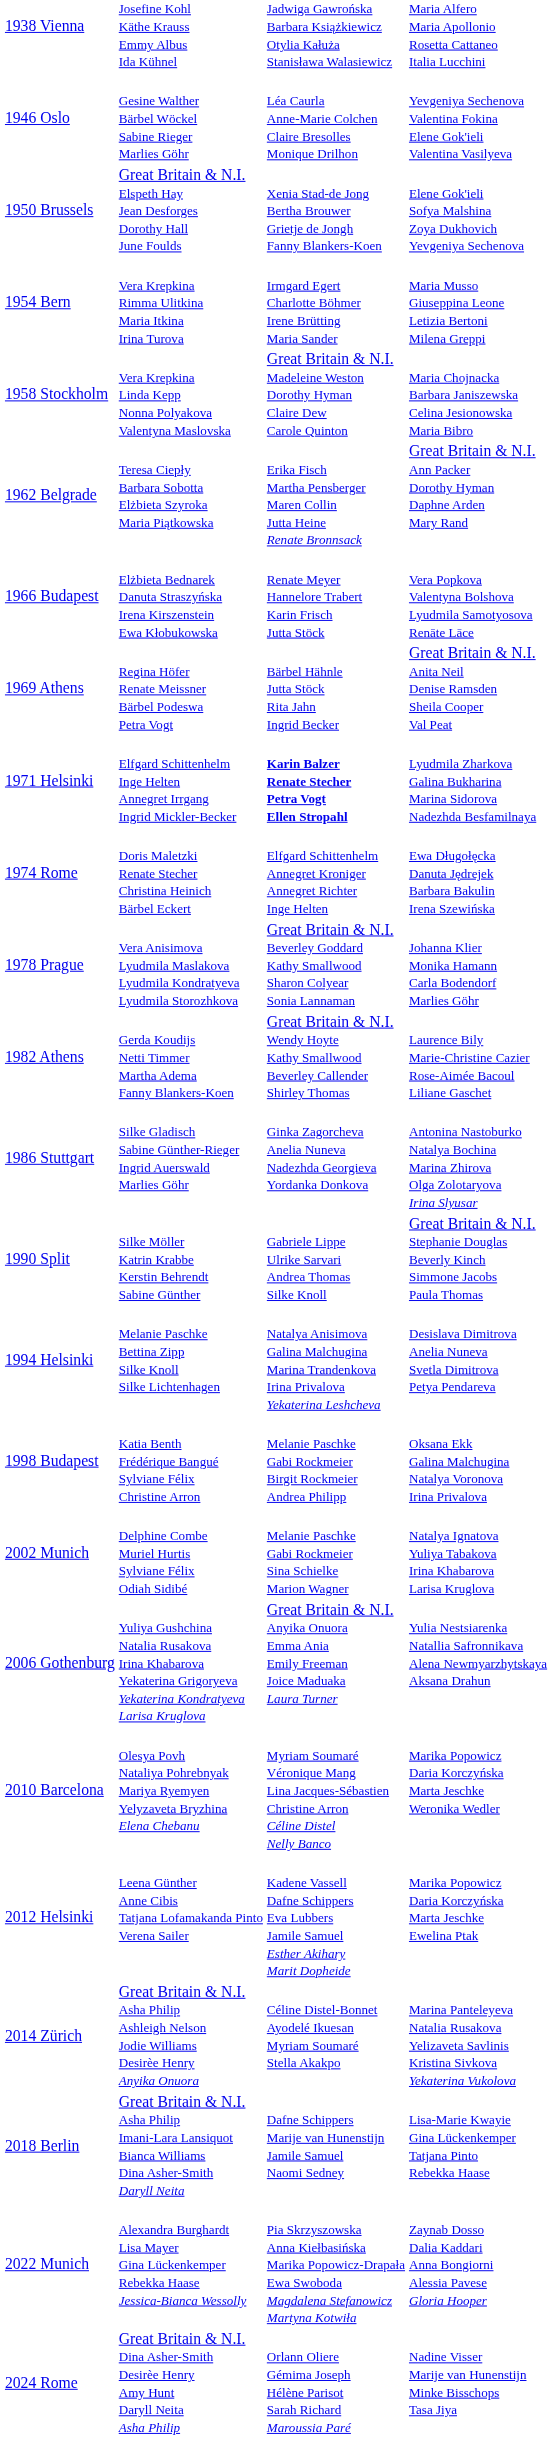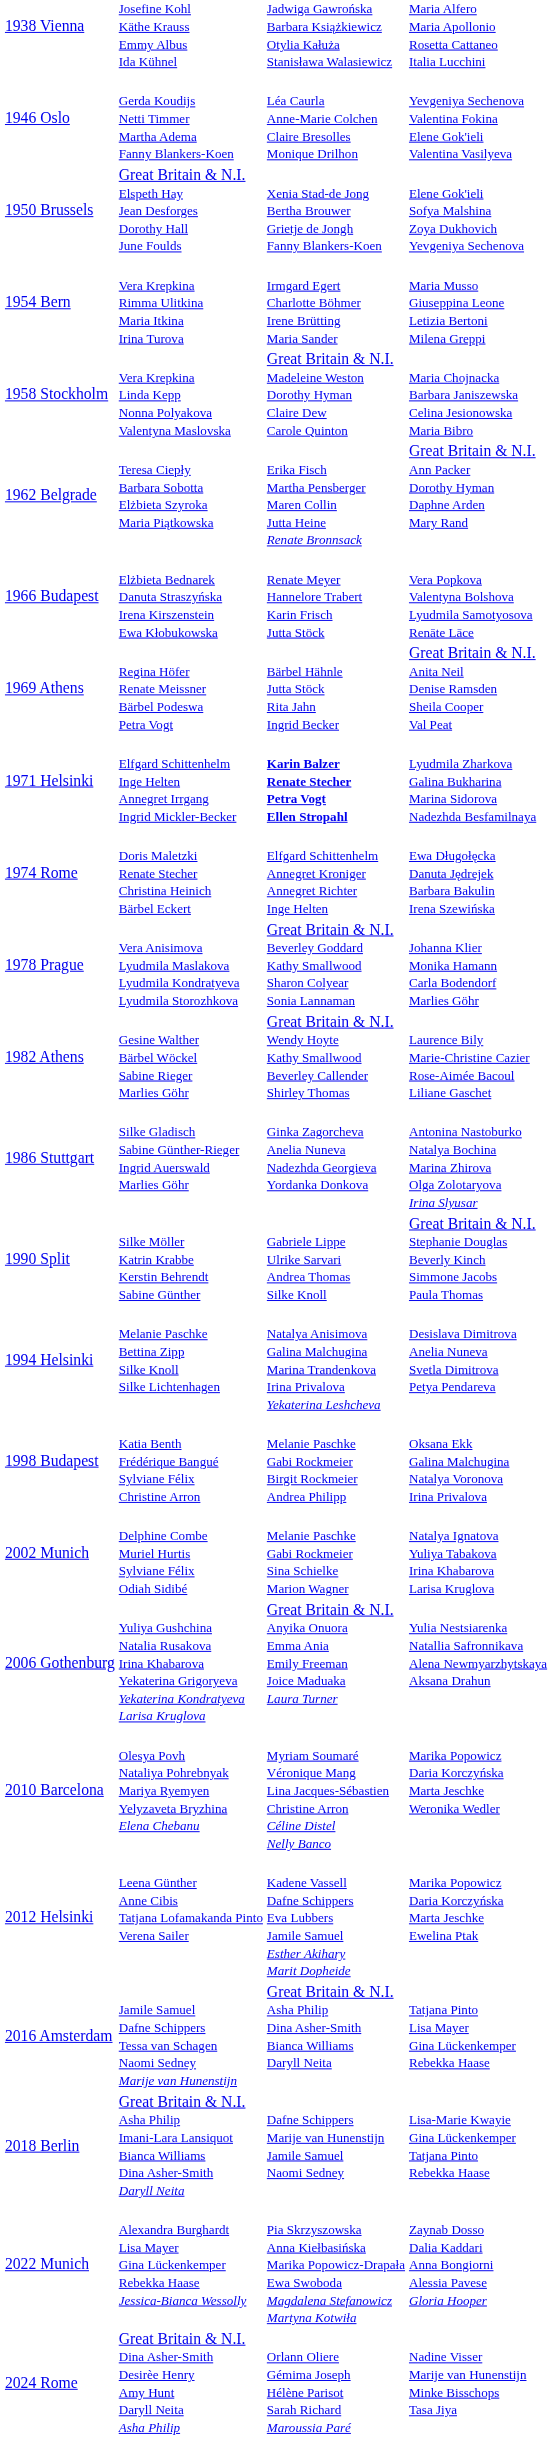(159, 127) Gesine Walther Bärbel Wöckel Sabine Rieger Marlies Göhr -> (176, 127) Gerda Koudijs Netti Timmer Martha Adema Fanny Blankers-Koen
(176, 1066) Gerda Koudijs Netti Timmer Martha Adema Fanny Blankers-Koen -> (159, 1066) Gesine Walther Bärbel Wöckel Sabine Rieger Marlies Göhr
- row: (43, 2036)
+ row: (59, 2036)
